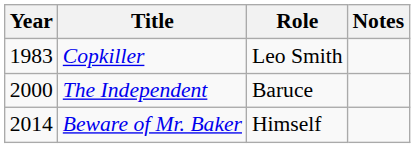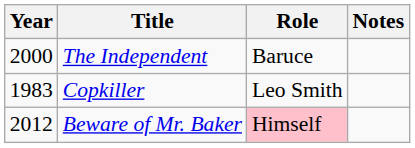rows swapped: (104, 55) <-> (135, 90)
(31, 124) 2014 -> (31, 124) 2012
(287, 124) no background -> (287, 124) pink background
